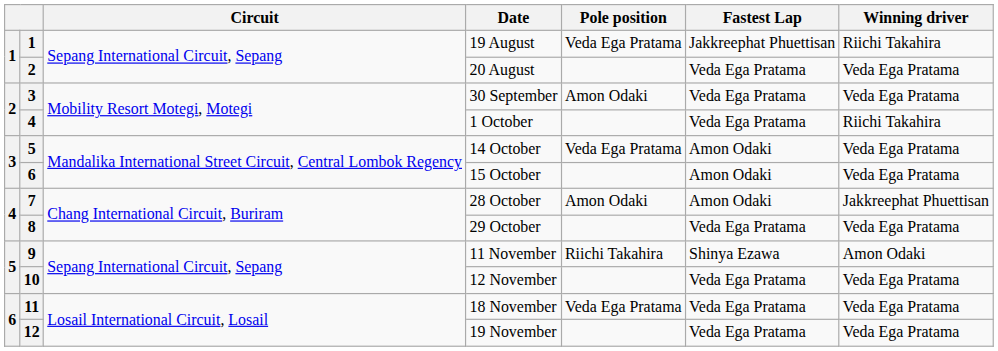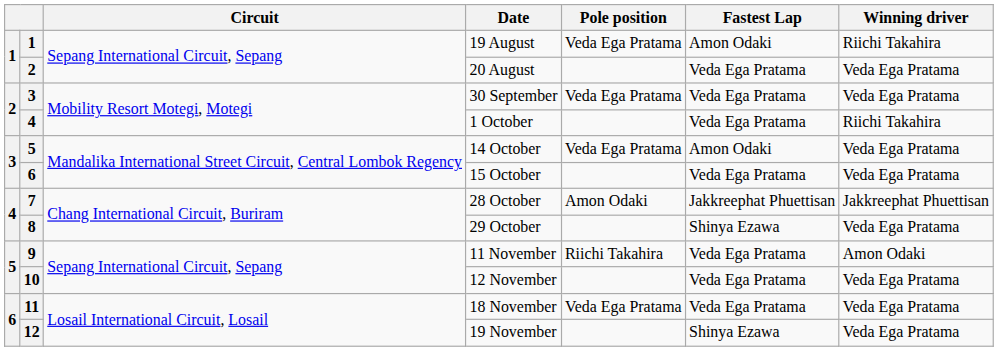(762, 43) Jakkreephat Phuettisan -> (730, 43) Amon Odaki
(606, 95) Amon Odaki -> (623, 95) Veda Ega Pratama
(730, 174) Amon Odaki -> (747, 174) Veda Ega Pratama
(730, 200) Amon Odaki -> (762, 200) Jakkreephat Phuettisan
(747, 227) Veda Ega Pratama -> (734, 227) Shinya Ezawa
(734, 253) Shinya Ezawa -> (747, 253) Veda Ega Pratama
(747, 332) Veda Ega Pratama -> (734, 332) Shinya Ezawa
